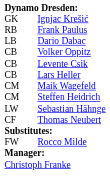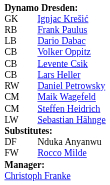+ row: (71, 86)
- row: (69, 119)
+ row: (70, 142)
